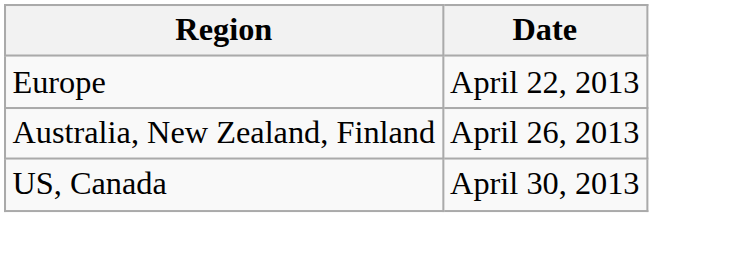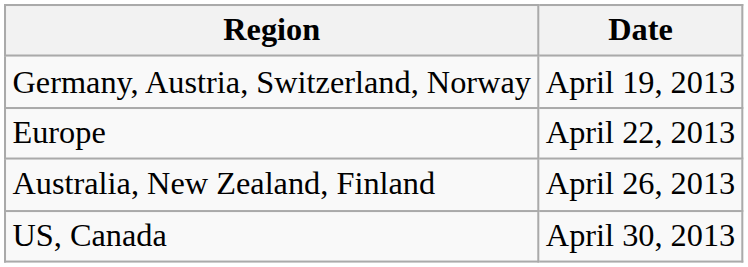+ row: (272, 81)
